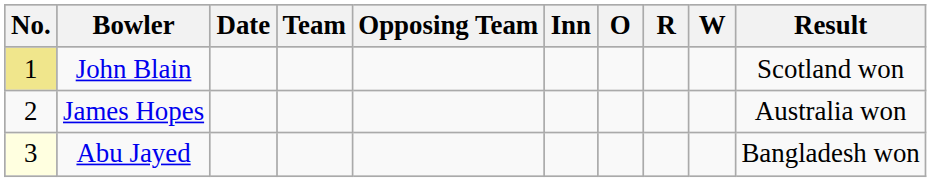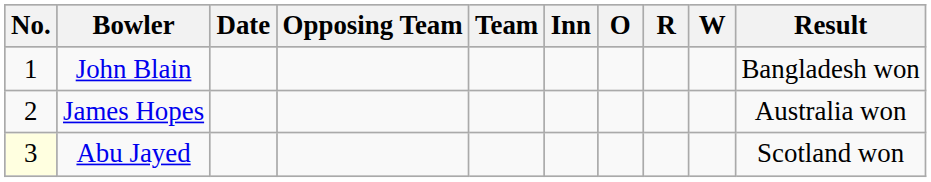columns swapped: (314, 25) <-> (448, 25)
(31, 68) khaki background -> (31, 68) no background
(831, 68) Scotland won -> (831, 68) Bangladesh won
(831, 153) Bangladesh won -> (831, 153) Scotland won
